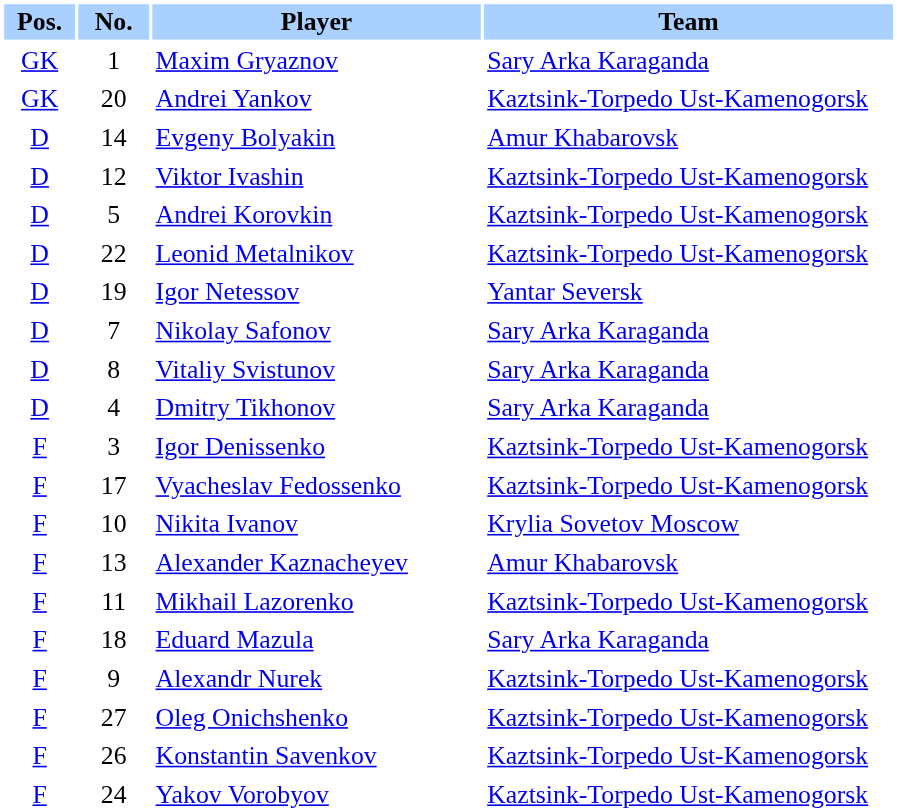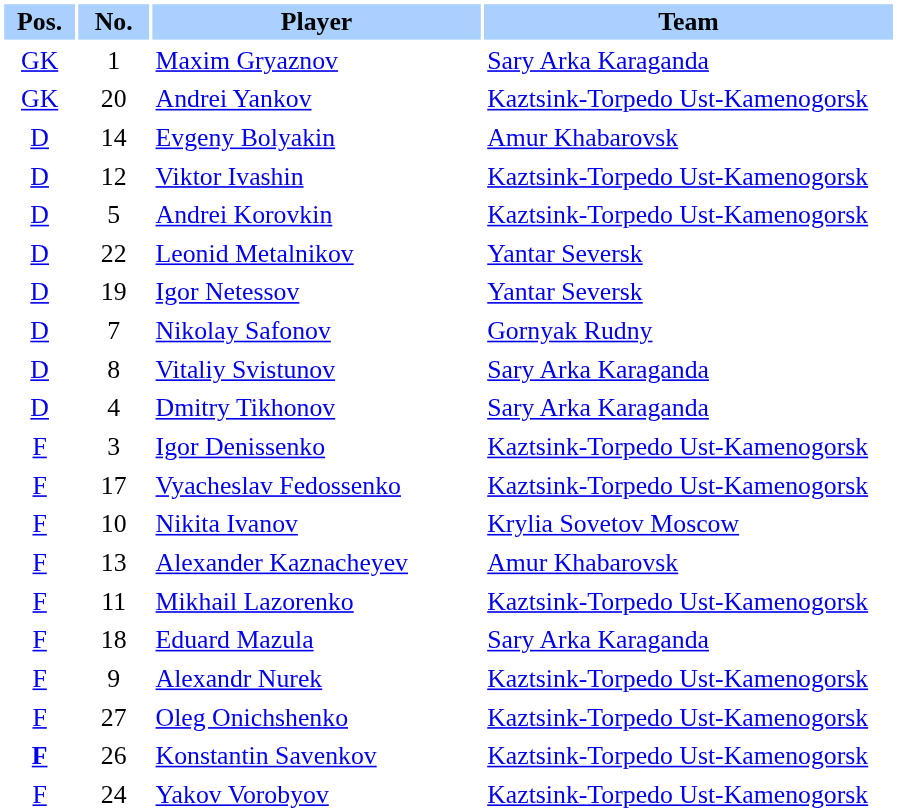(678, 253) Kaztsink-Torpedo Ust-Kamenogorsk -> (565, 253) Yantar Seversk
(598, 330) Sary Arka Karaganda -> (570, 330) Gornyak Rudny
(40, 755) normal -> (40, 755) bold
